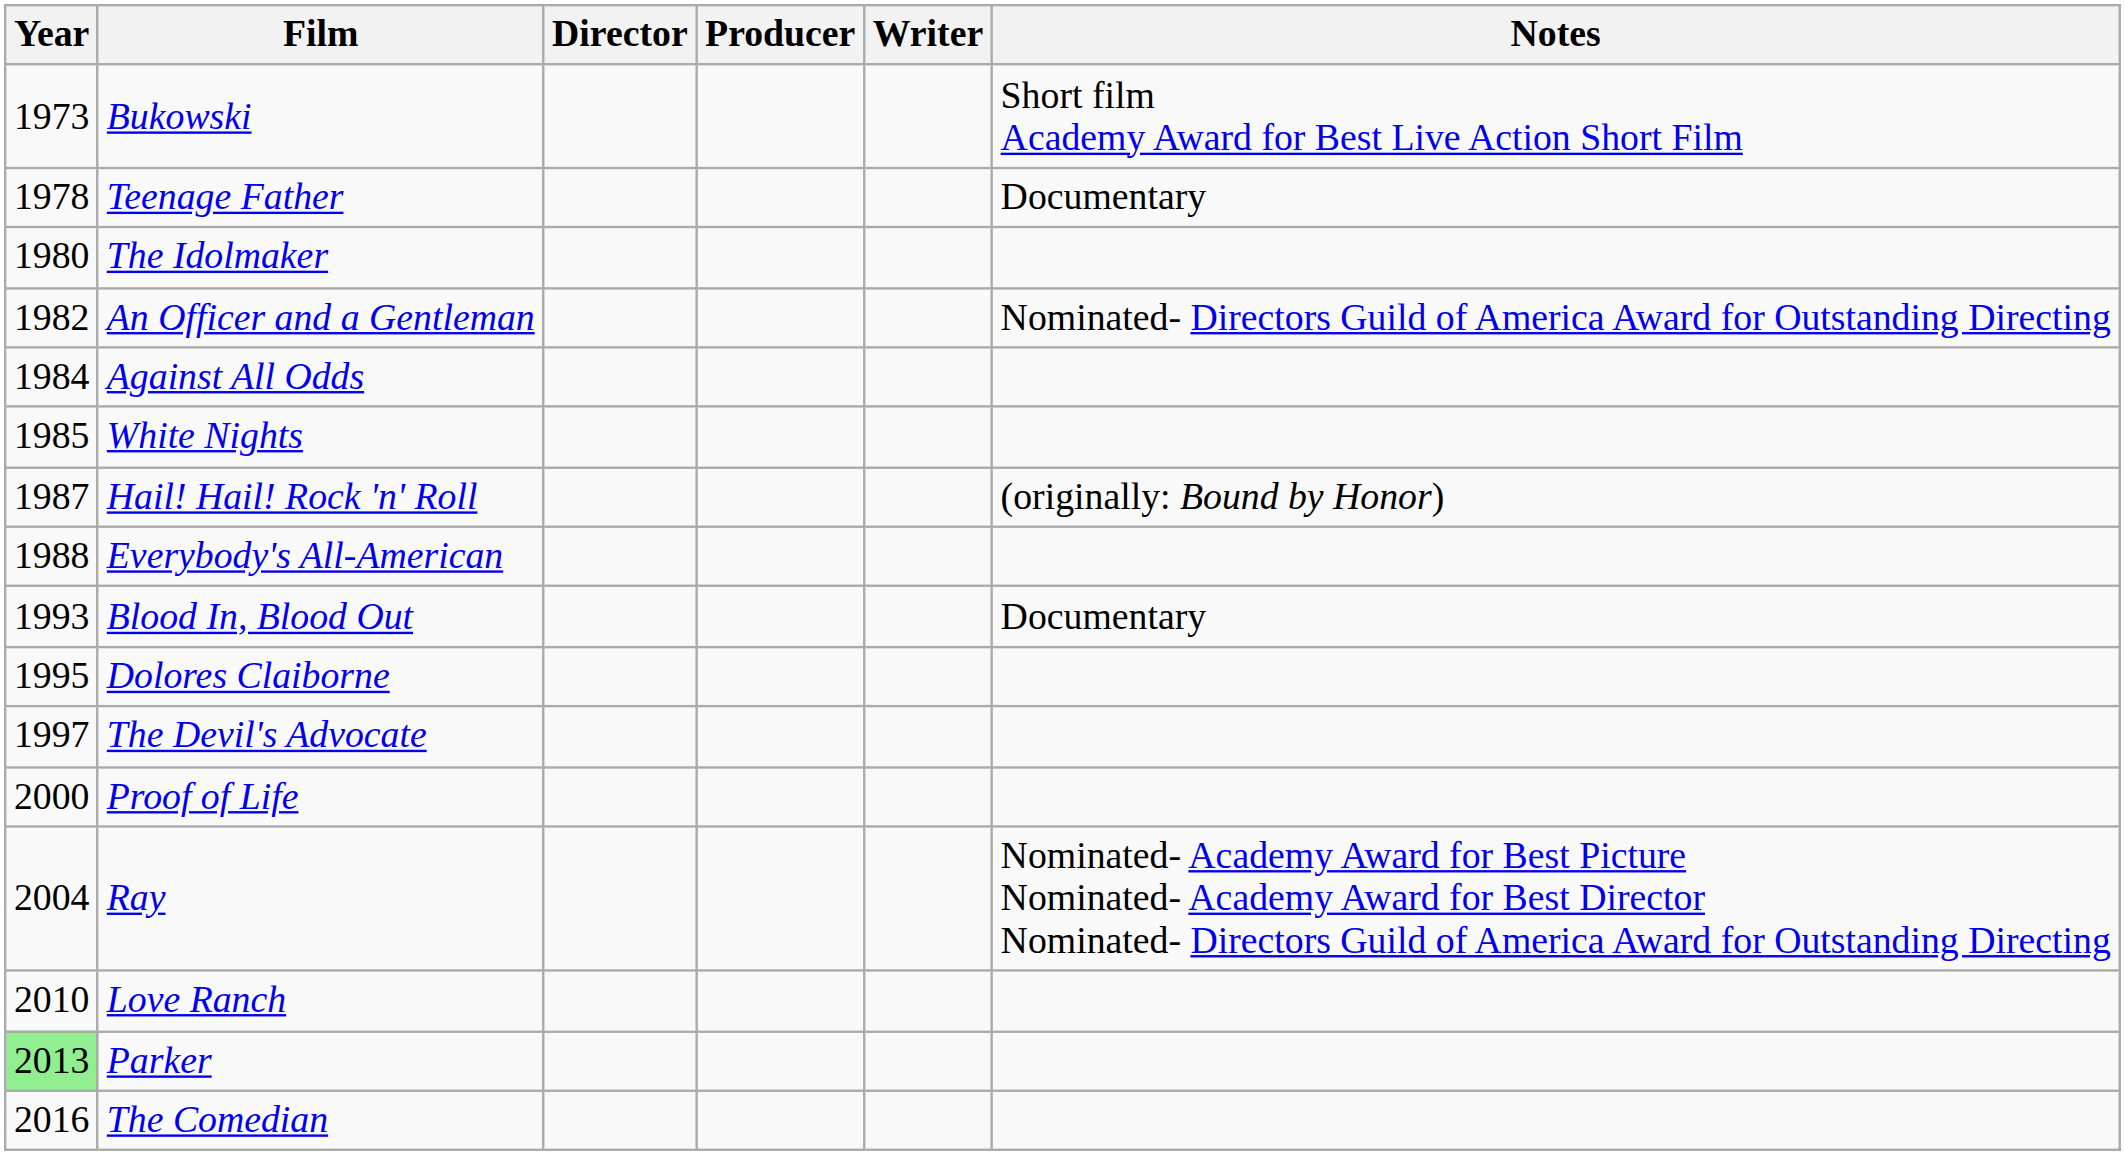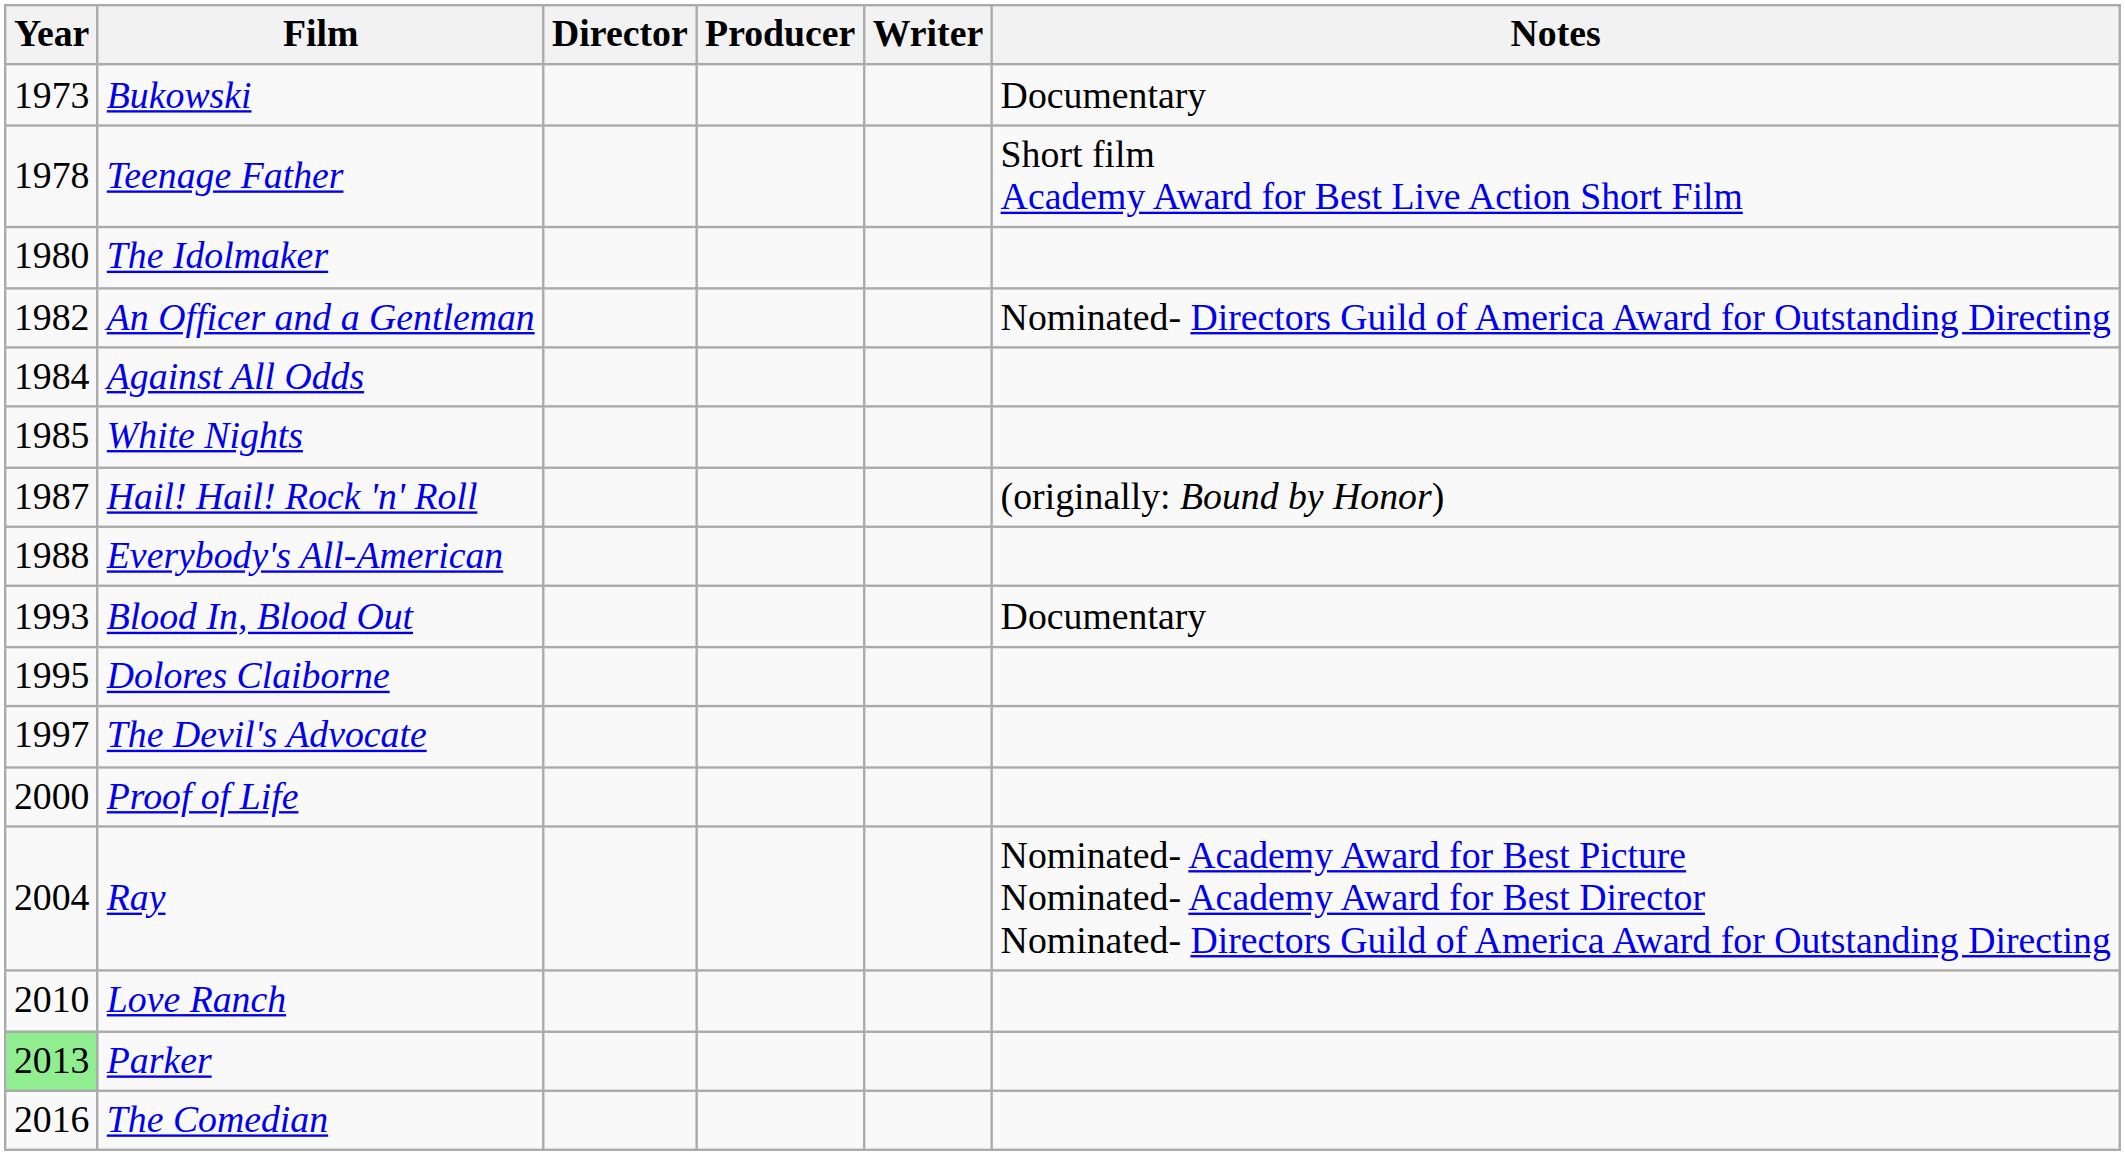(1372, 115) Short film Academy Award for Best Live Action Short Film -> (1103, 94) Documentary
(1103, 196) Documentary -> (1372, 175) Short film Academy Award for Best Live Action Short Film
